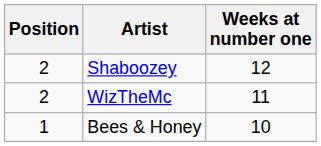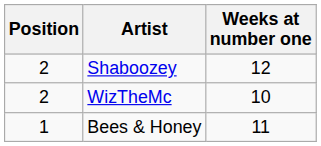(261, 97) 11 -> (261, 97) 10
(261, 126) 10 -> (261, 126) 11
